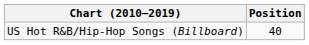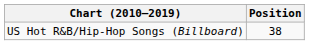(275, 31) 40 -> (275, 31) 38
